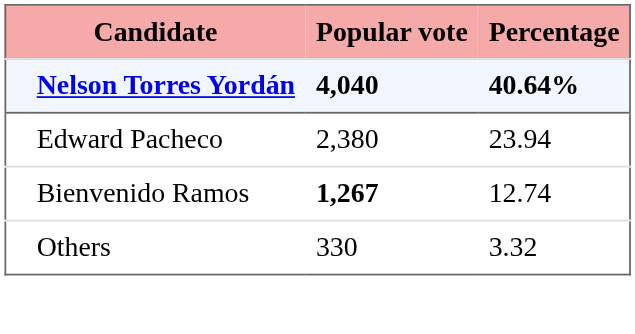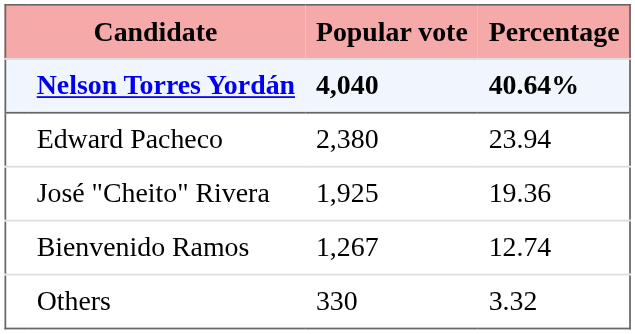+ row: (153, 193)
(347, 193) bold -> (347, 247) normal
